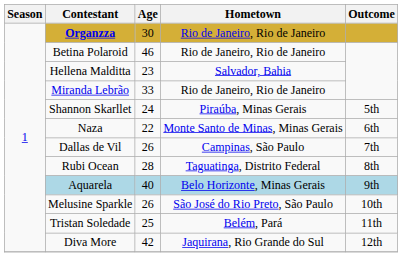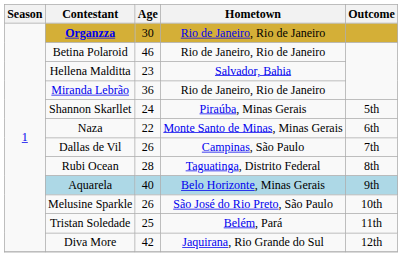(148, 90) 33 -> (148, 90) 36
